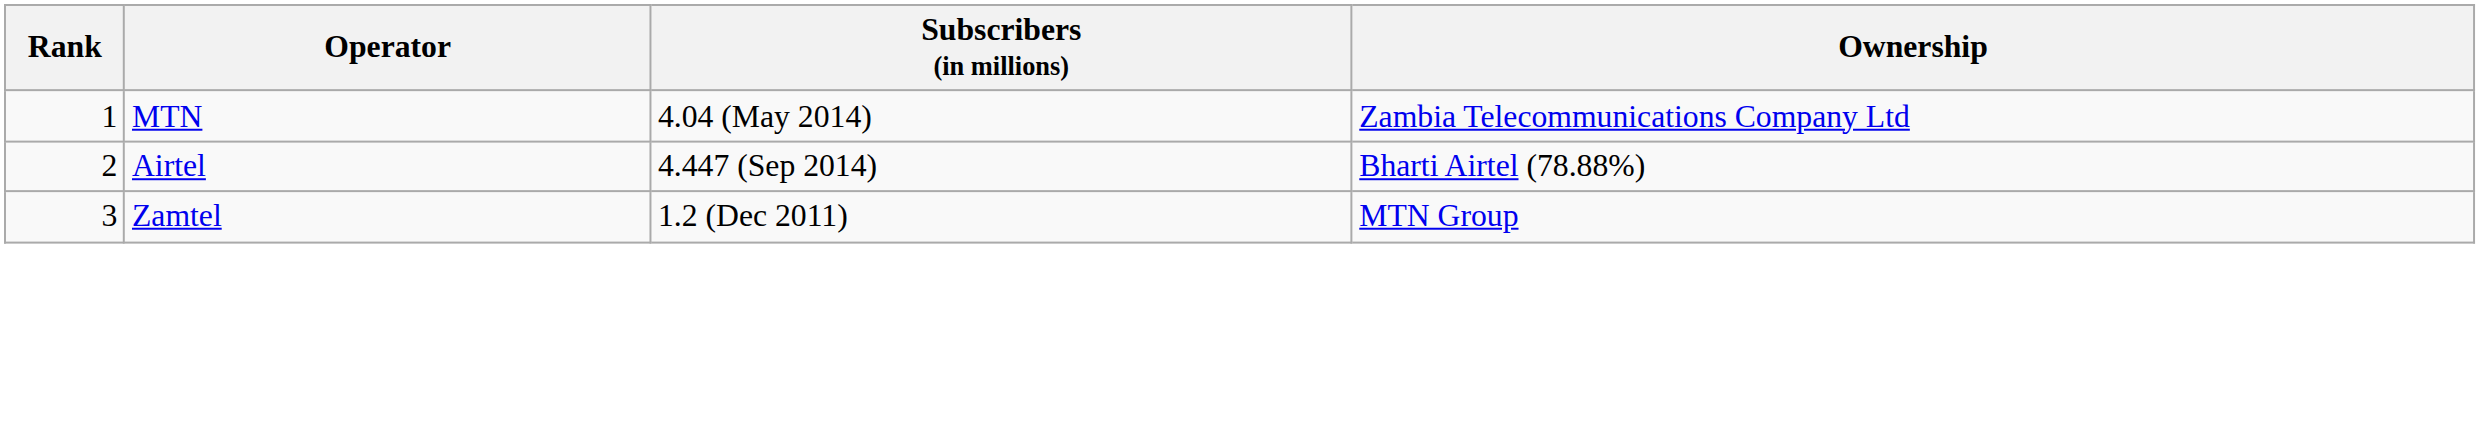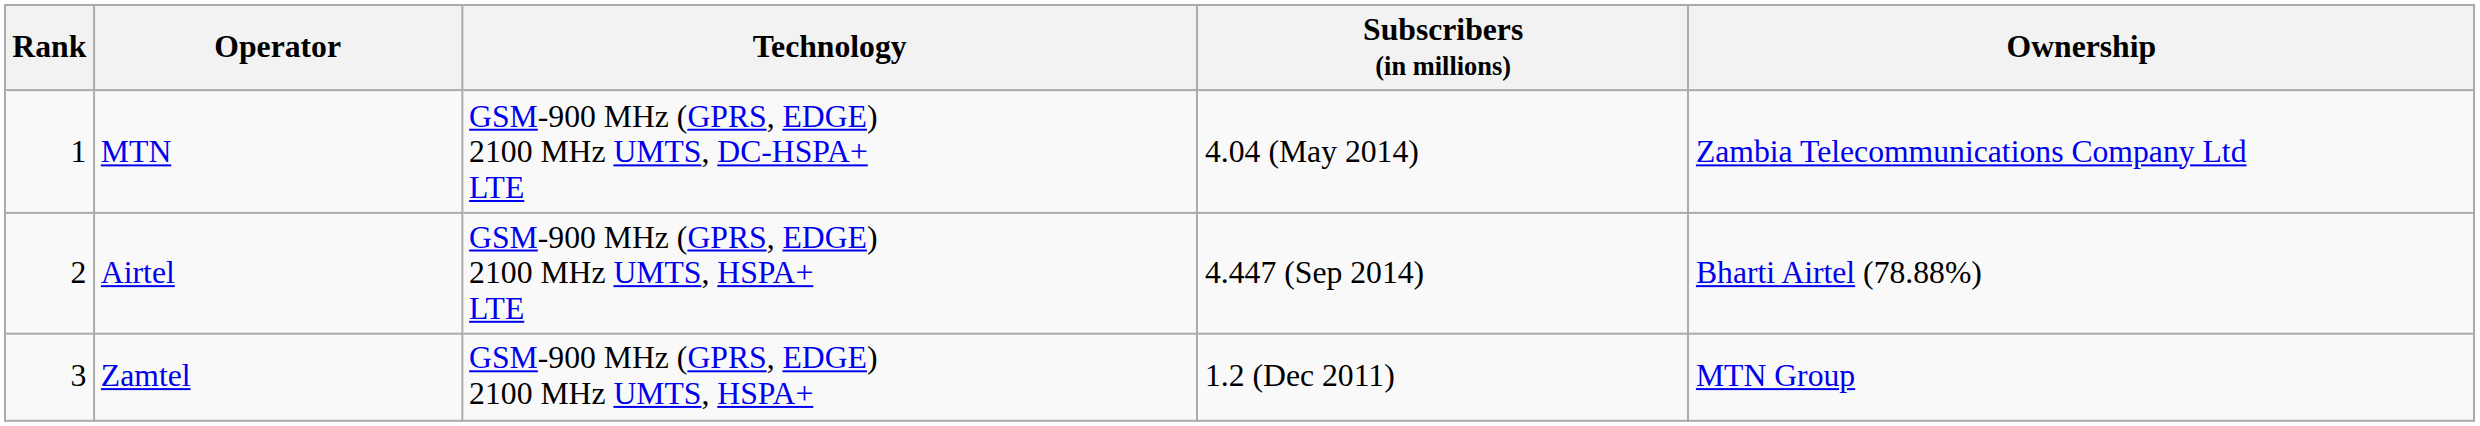+ column: (830, 47)
